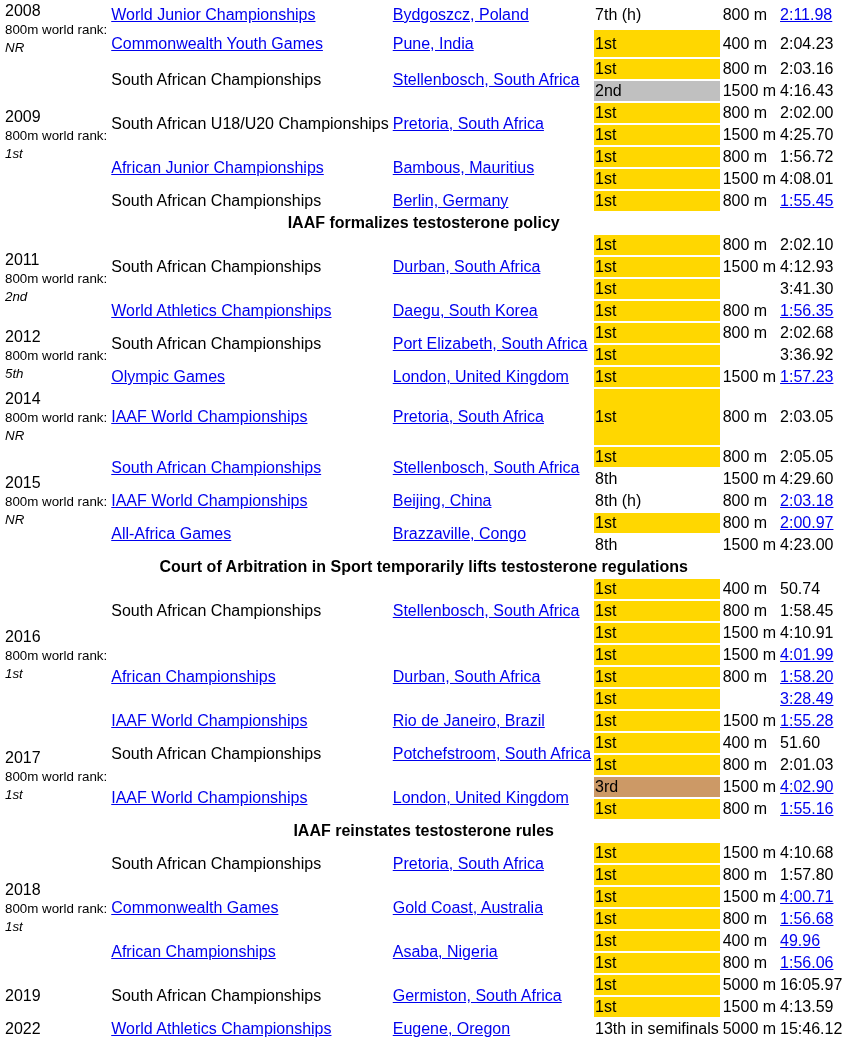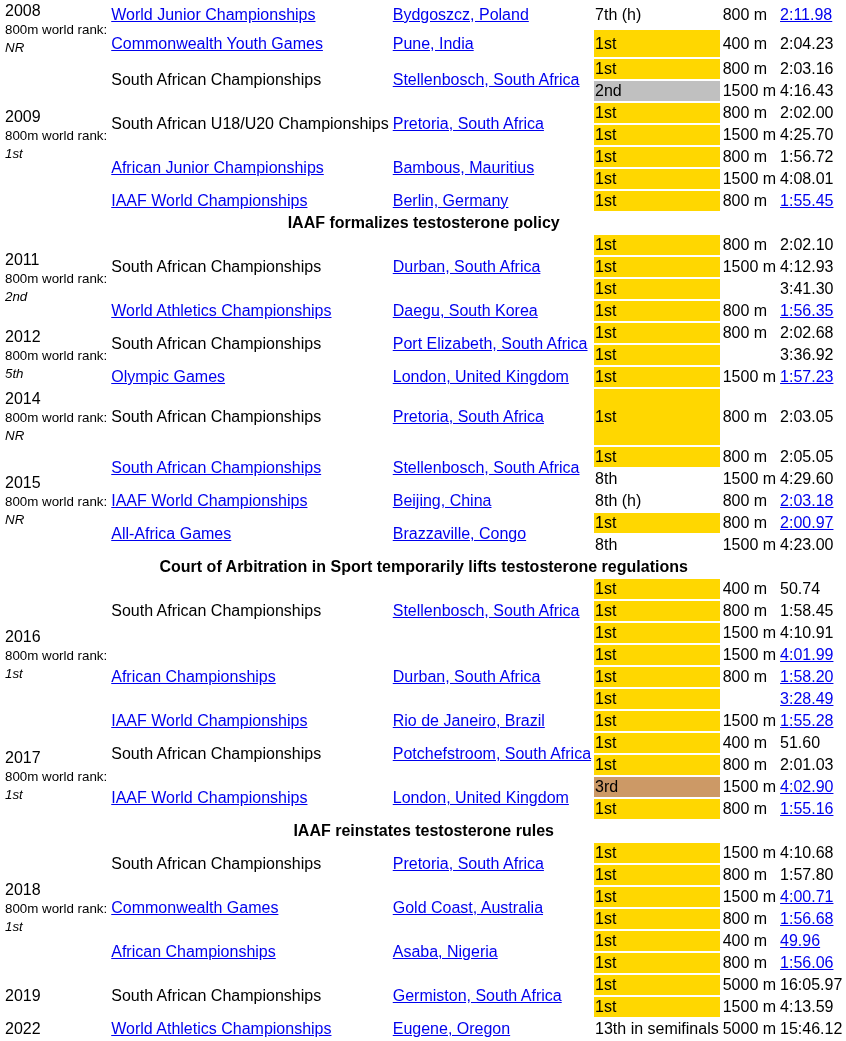(216, 200) South African Championships -> (209, 200) IAAF World Championships
(209, 416) IAAF World Championships -> (216, 416) South African Championships
